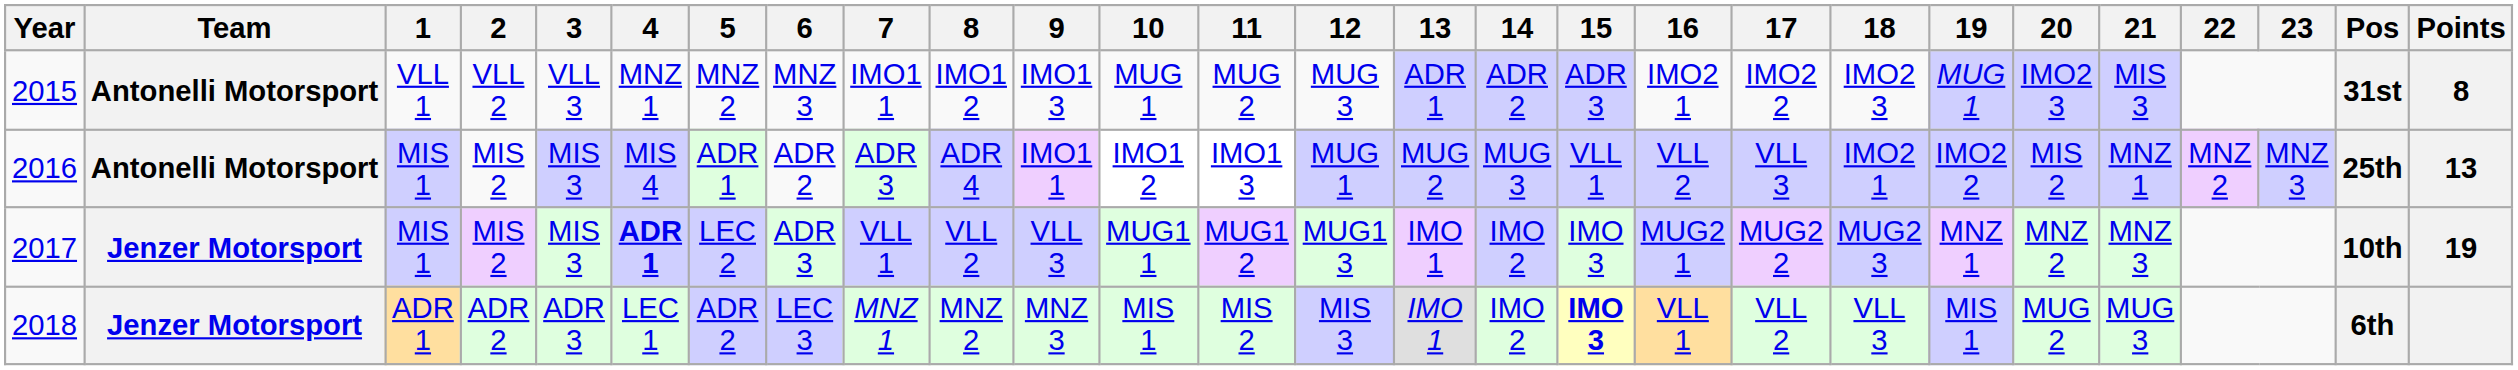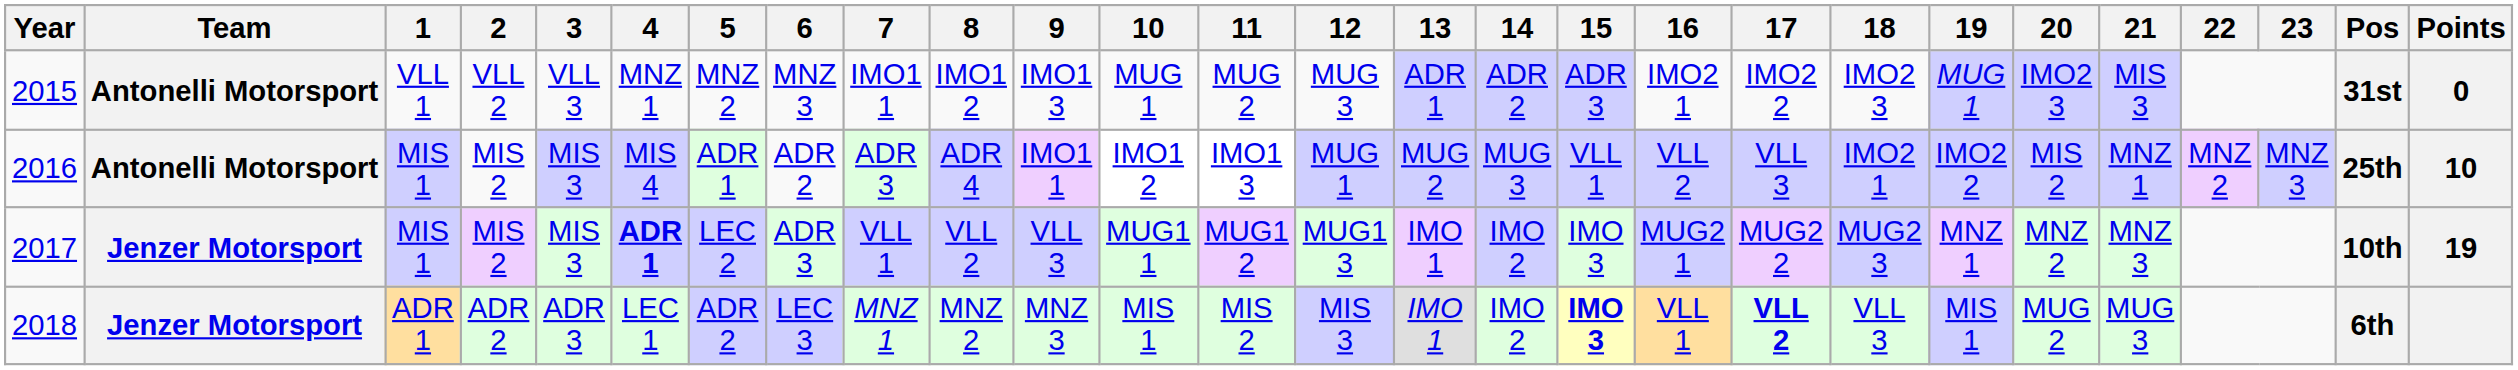(2461, 90) 8 -> (2461, 90) 0
(2461, 168) 13 -> (2461, 168) 10
(1781, 325) normal -> (1781, 325) bold
